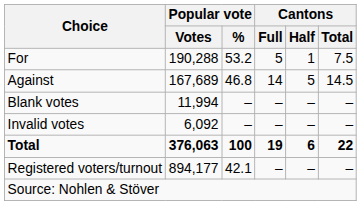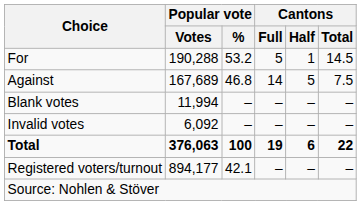(344, 59) 7.5 -> (340, 59) 14.5
(340, 80) 14.5 -> (344, 80) 7.5
